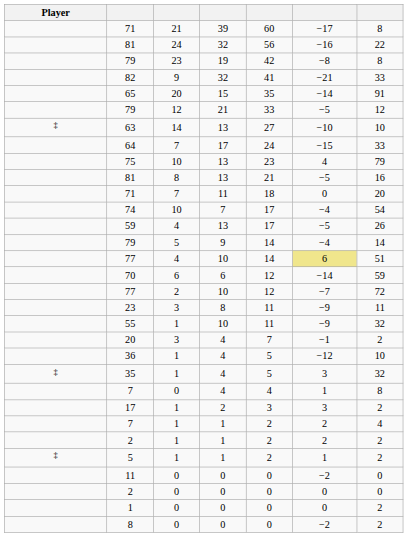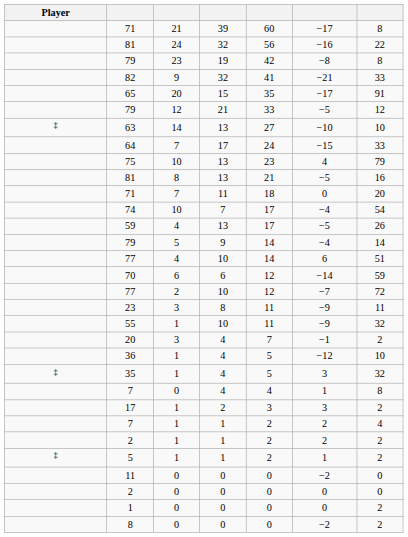(325, 93) −14 -> (325, 93) −17
(325, 258) khaki background -> (325, 258) no background
